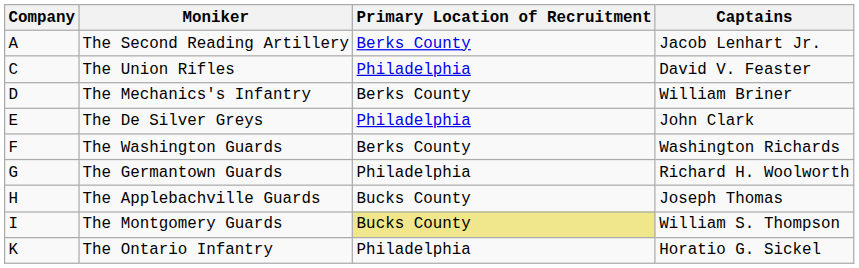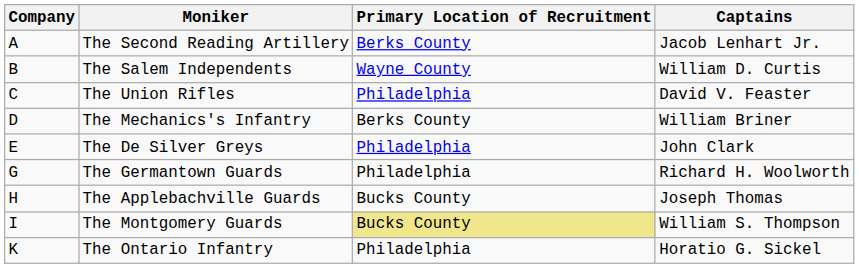+ row: (187, 69)
- row: (182, 147)
